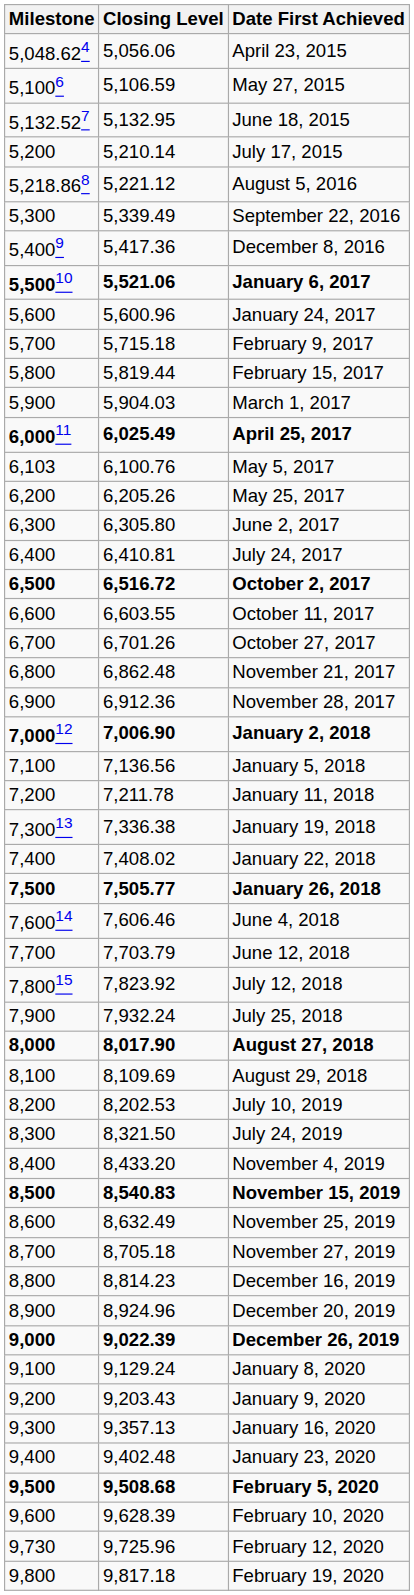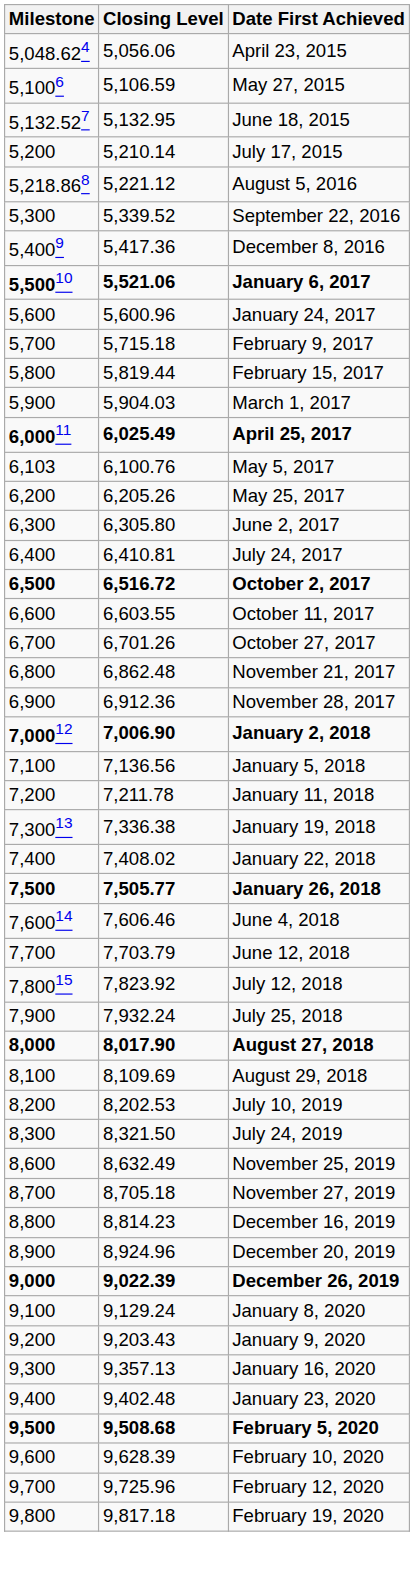(139, 215) 5,339.49 -> (139, 215) 5,339.52
- row: (309, 1163)
- row: (316, 1192)
(32, 1546) 9,730 -> (32, 1487) 9,700
